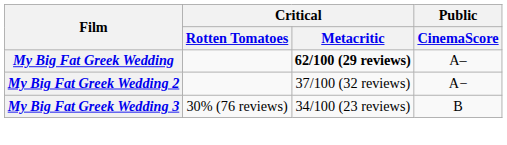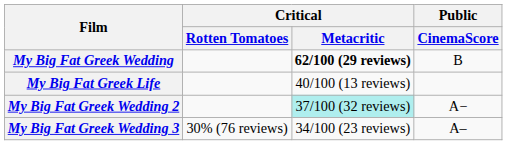(458, 60) A– -> (458, 60) B
+ row: (93, 83)
(353, 83) no background -> (353, 106) paleturquoise background
(458, 106) B -> (458, 128) A–
